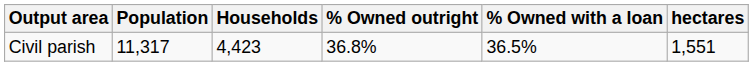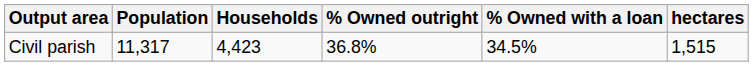(512, 46) 36.5% -> (512, 46) 34.5%
(693, 46) 1,551 -> (693, 46) 1,515
